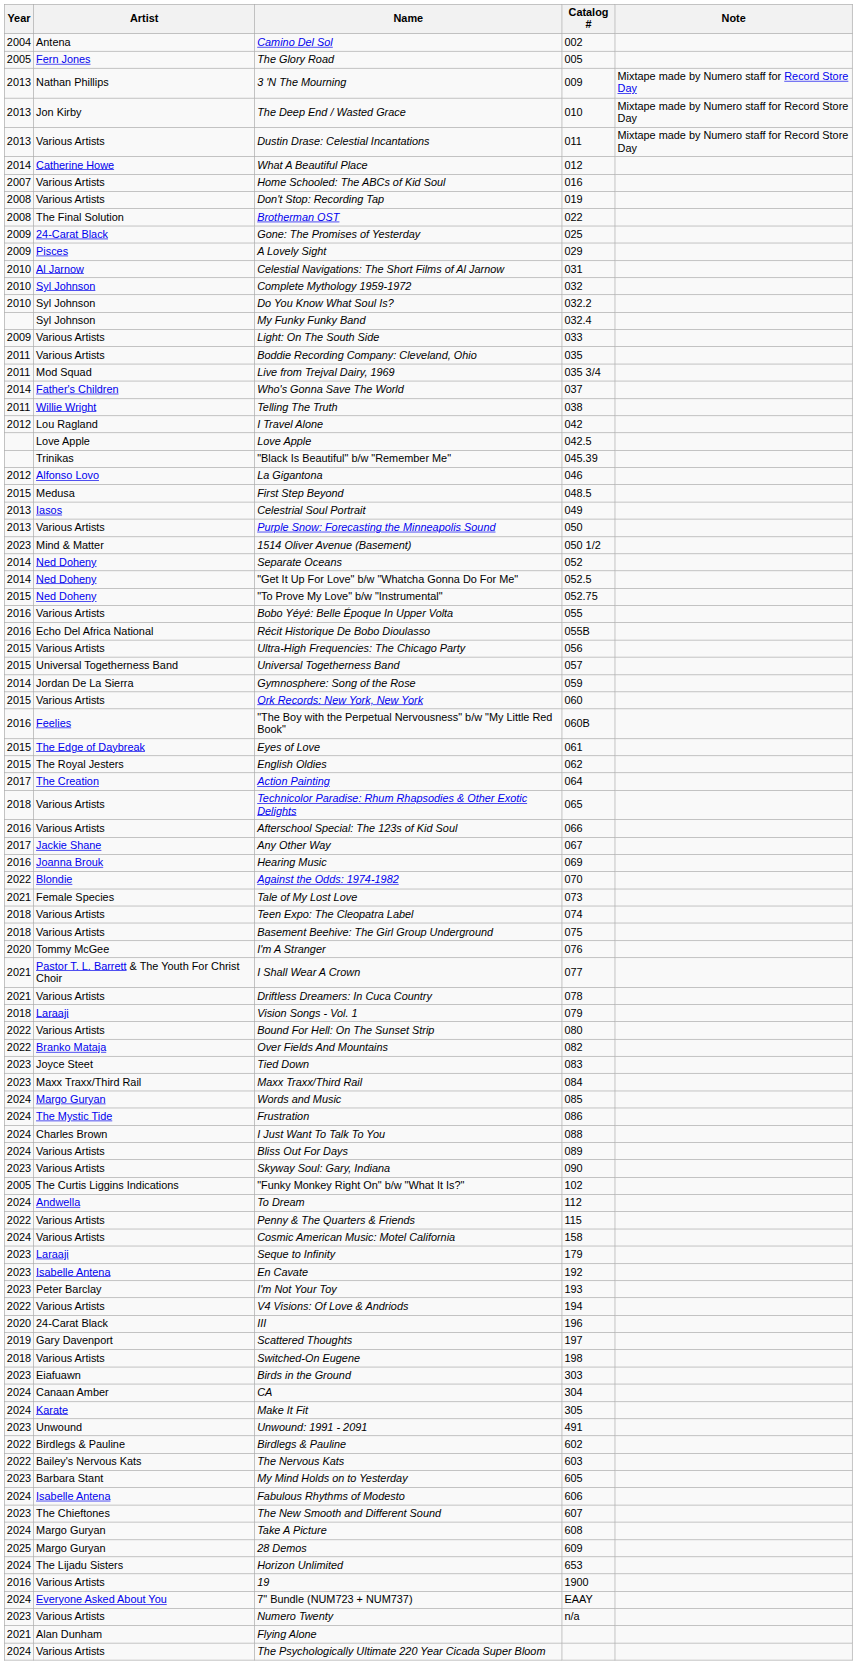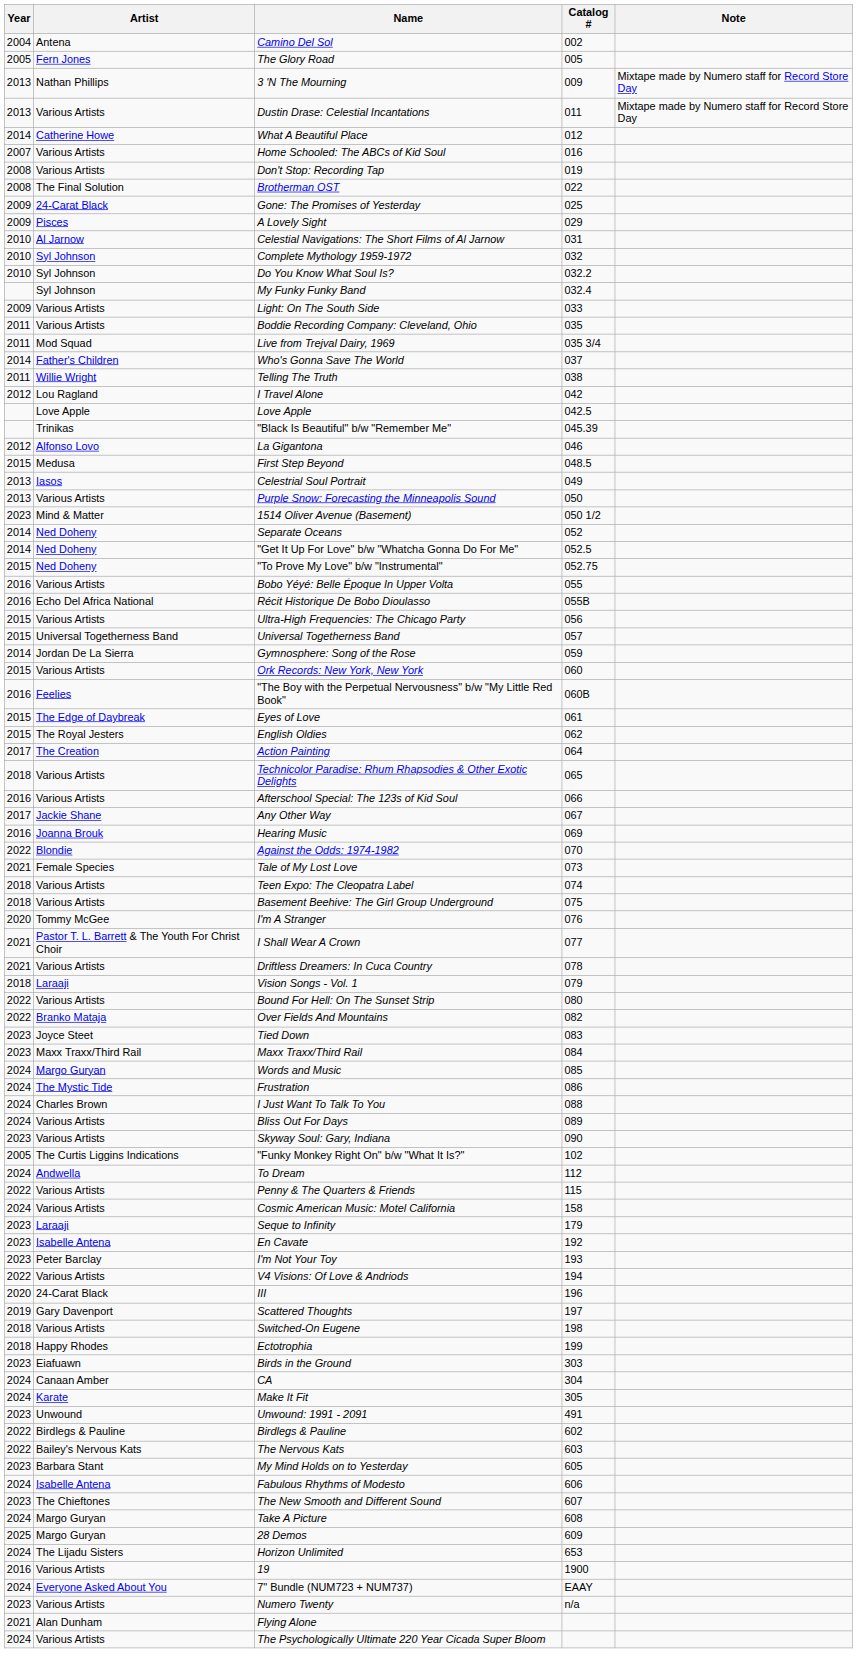- row: (331, 112)
+ row: (285, 1346)
